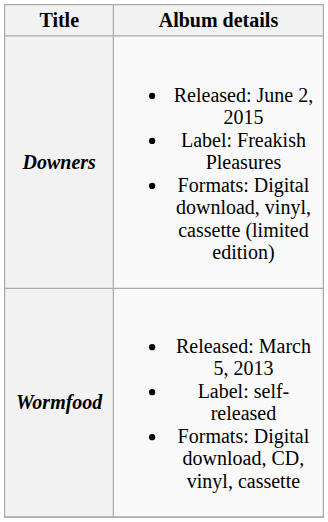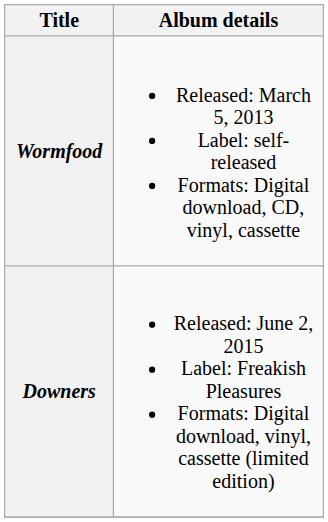rows swapped: (59, 402) <-> (59, 162)
